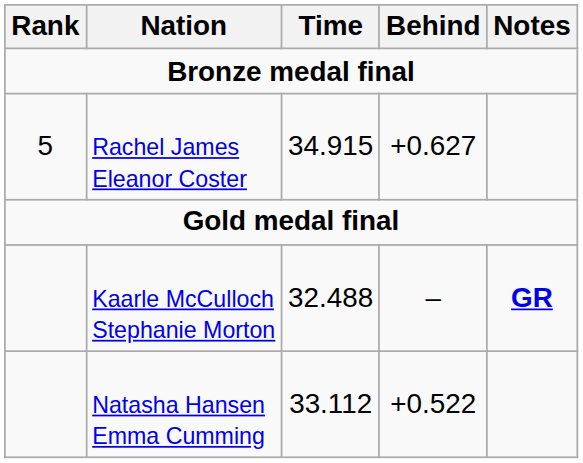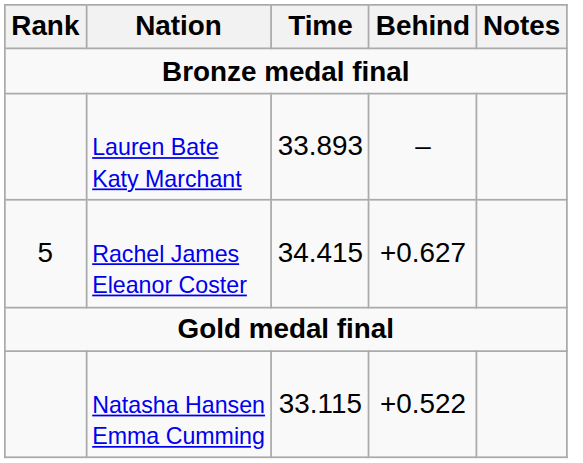+ row: (167, 163)
(331, 146) 34.915 -> (320, 252) 34.415
- row: (184, 314)
(331, 403) 33.112 -> (320, 403) 33.115
